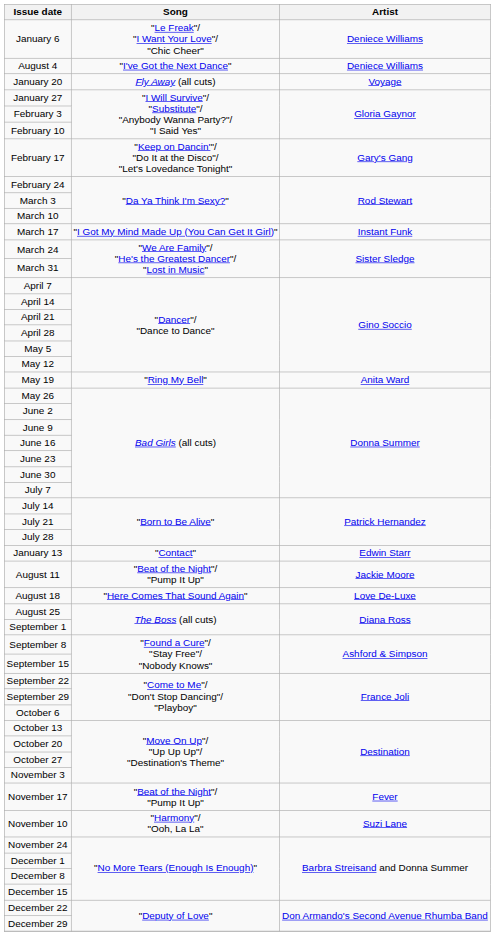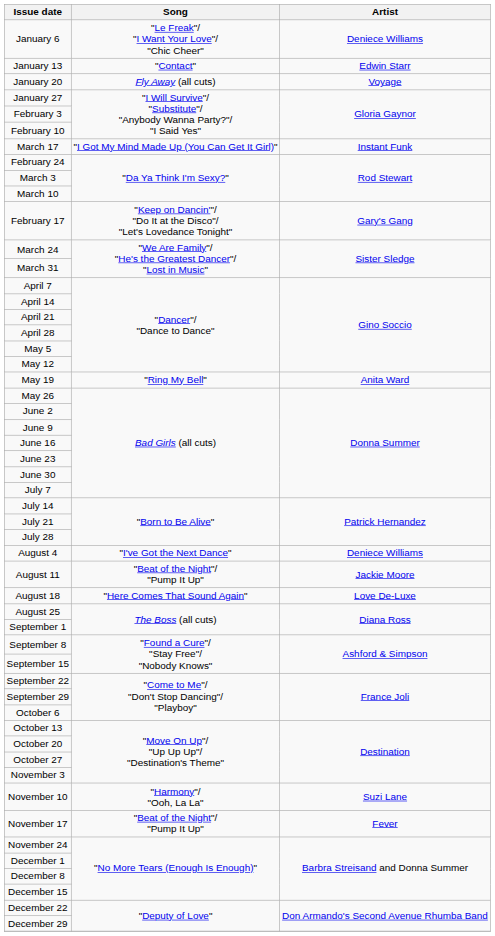rows swapped: (38, 553) <-> (38, 66)
rows swapped: (38, 157) <-> (38, 232)
rows swapped: (38, 823) <-> (38, 796)
